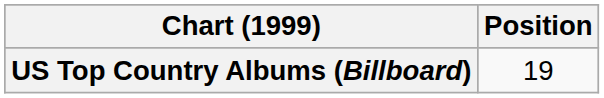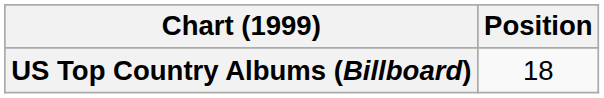(538, 69) 19 -> (538, 69) 18
